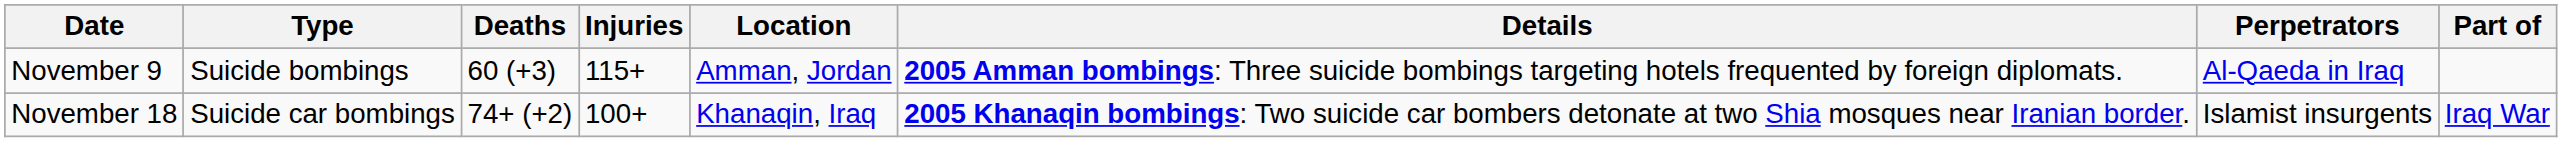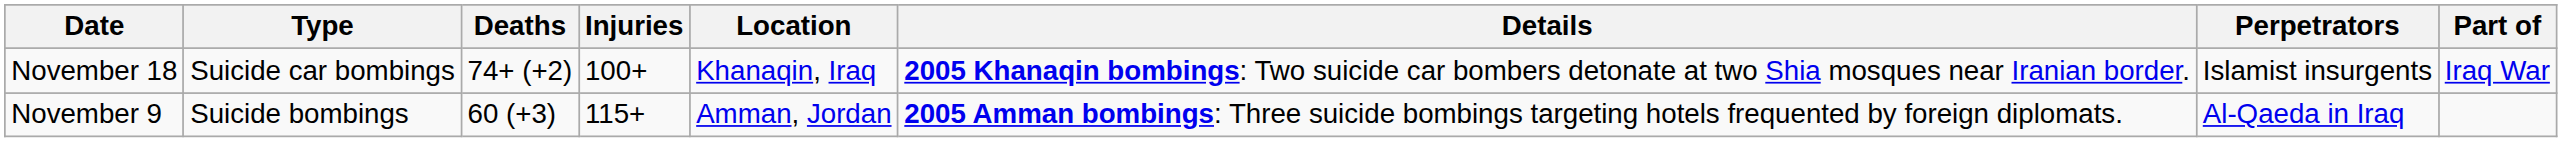rows swapped: (87, 70) <-> (94, 114)
